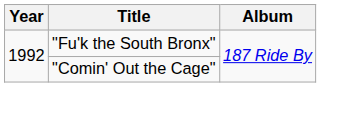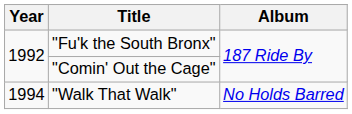+ row: (114, 95)
